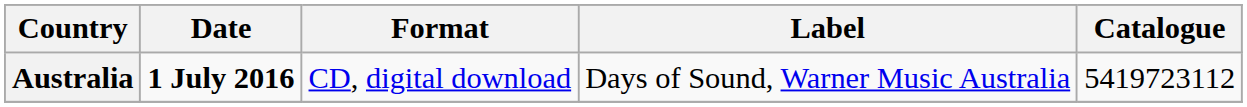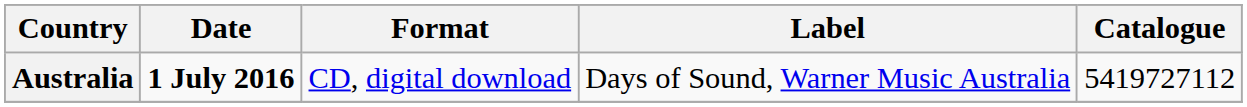(1160, 76) 5419723112 -> (1160, 76) 5419727112
